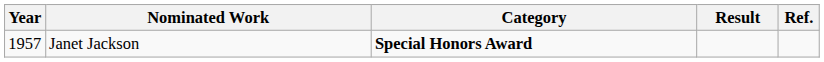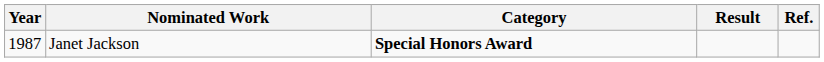(25, 43) 1957 -> (25, 43) 1987
